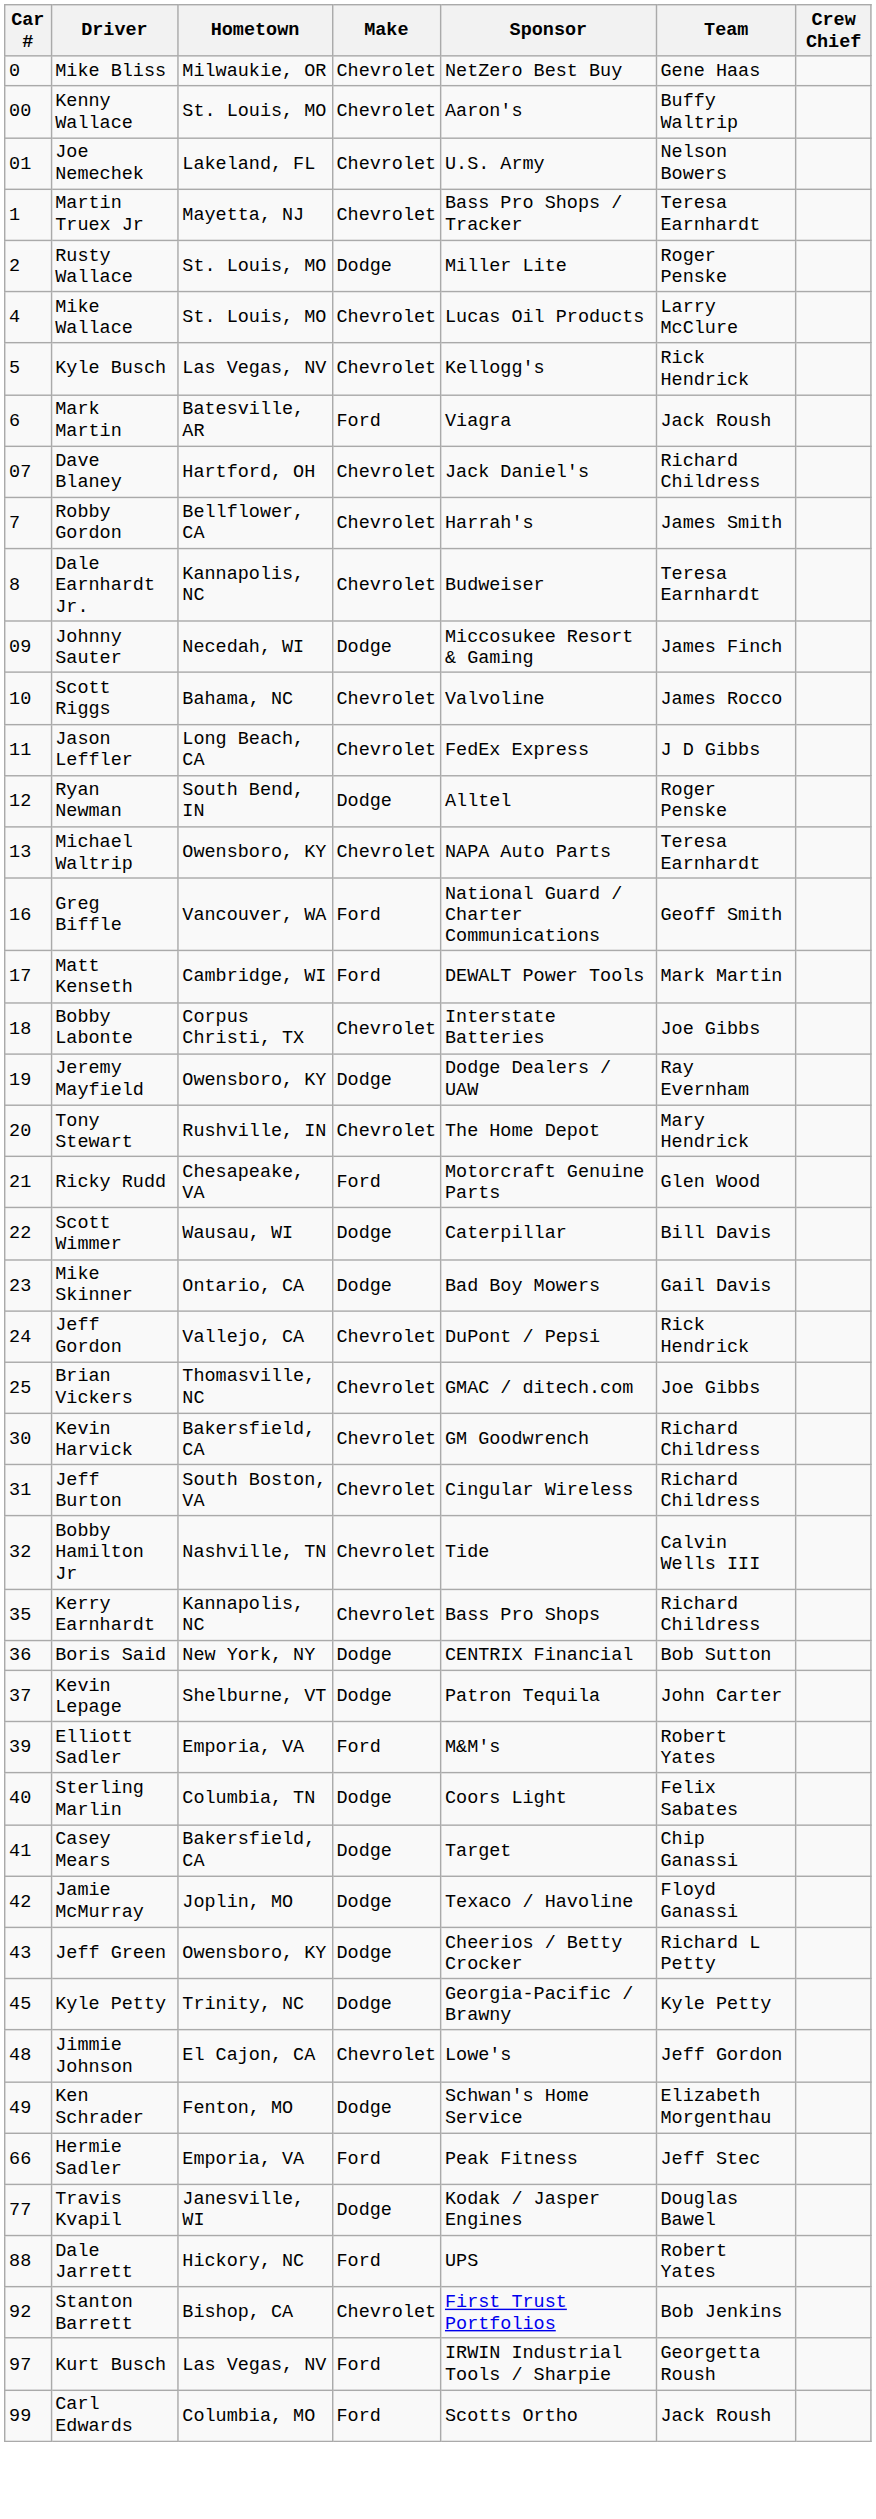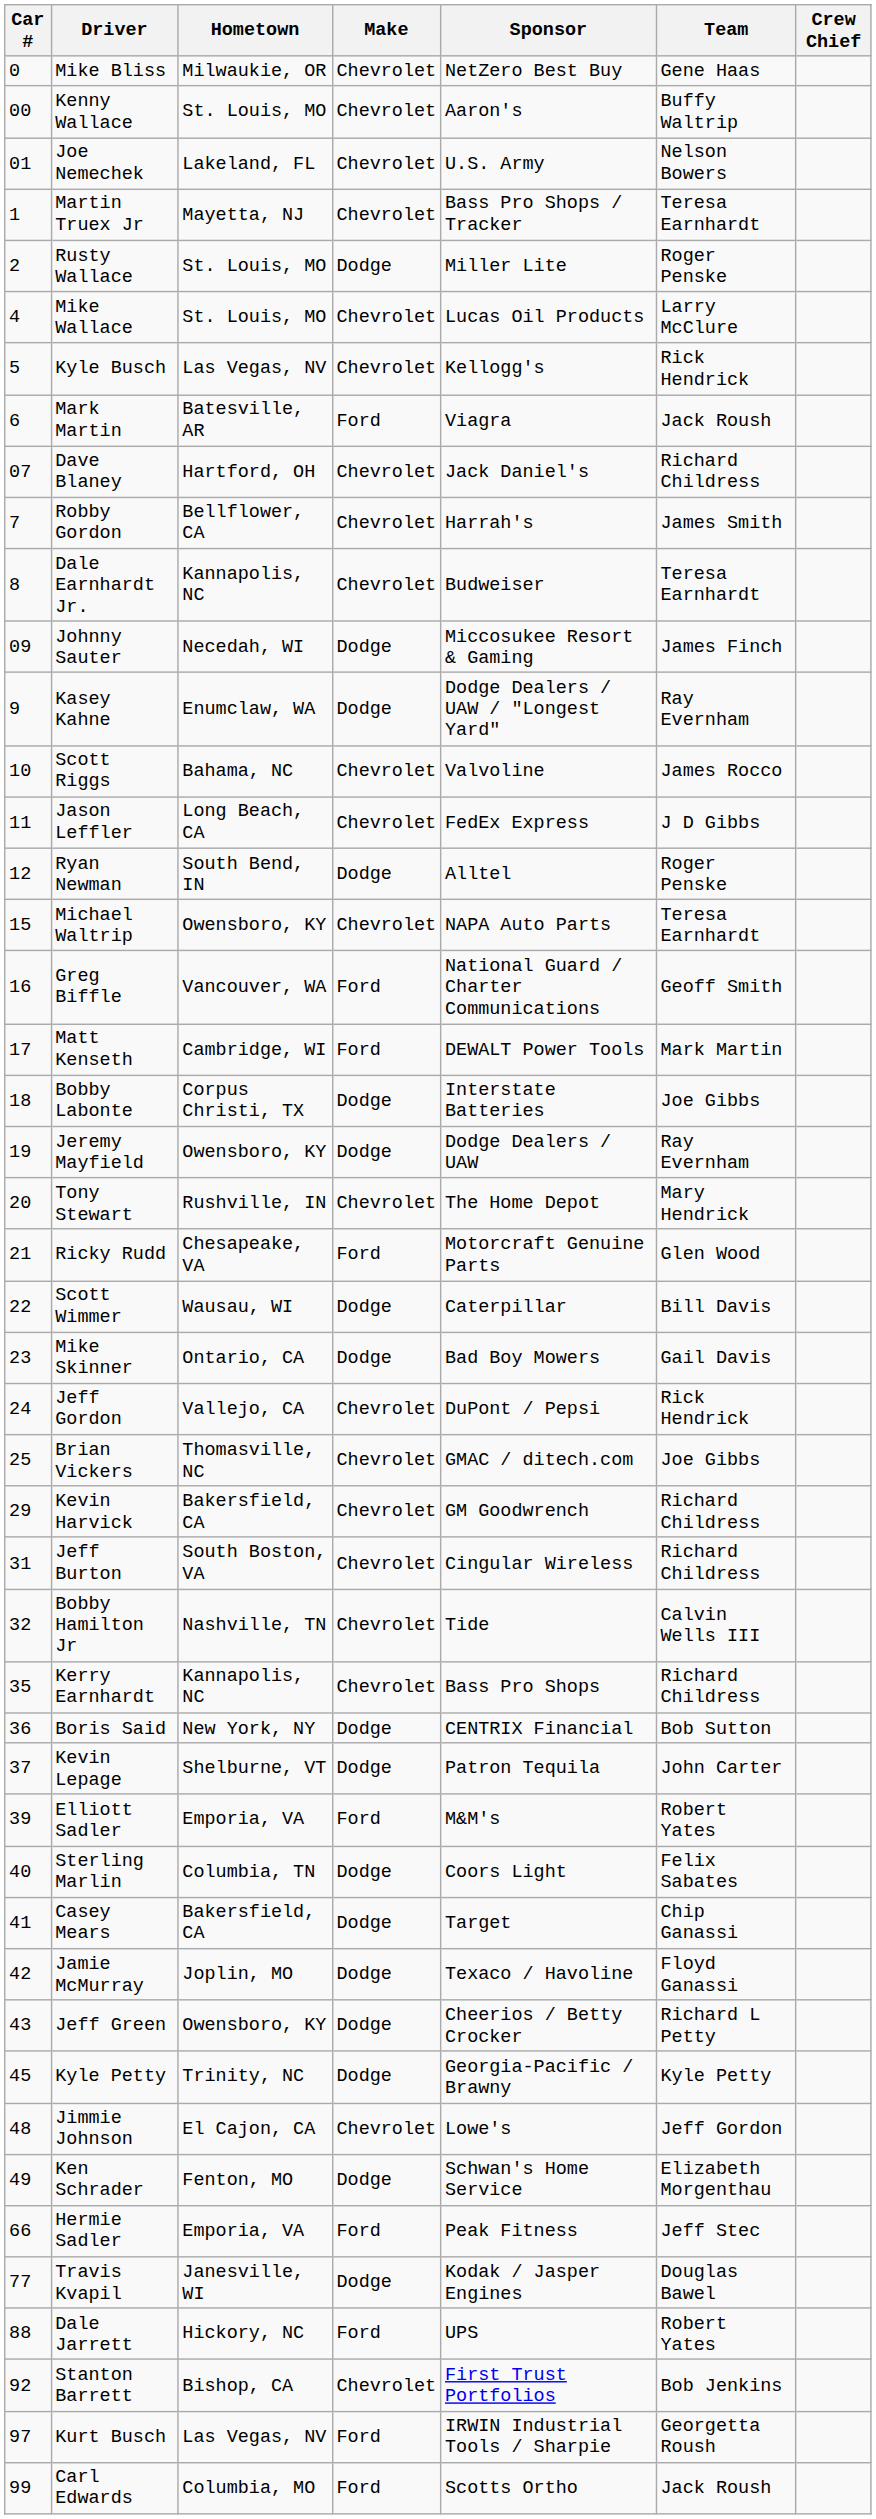+ row: (83, 709)
(20, 853) 13 -> (20, 925) 15
(386, 1028) Chevrolet -> (364, 1101) Dodge
(20, 1439) 30 -> (20, 1512) 29
